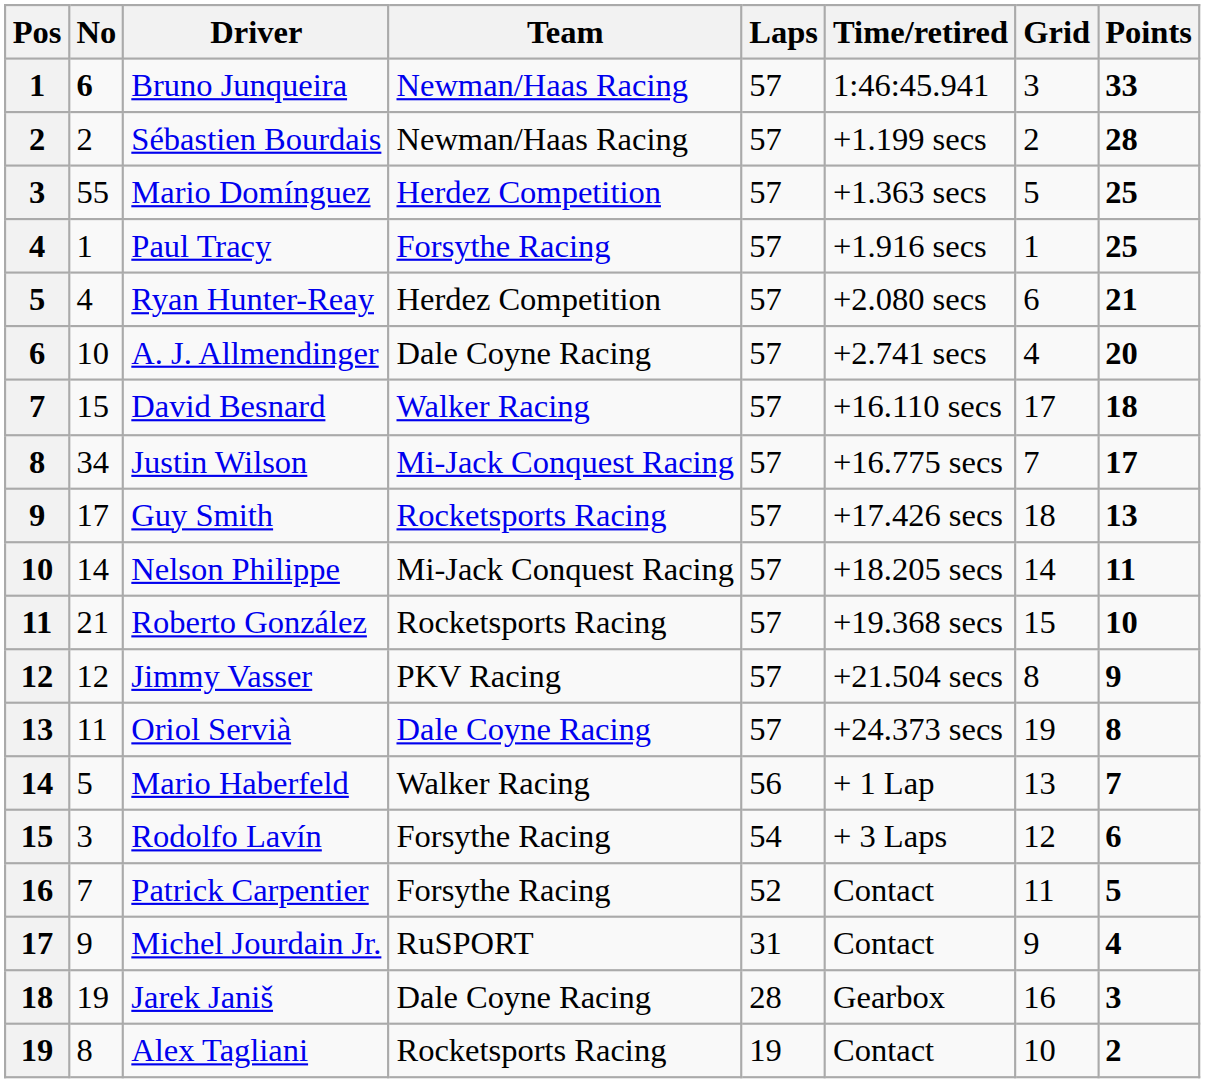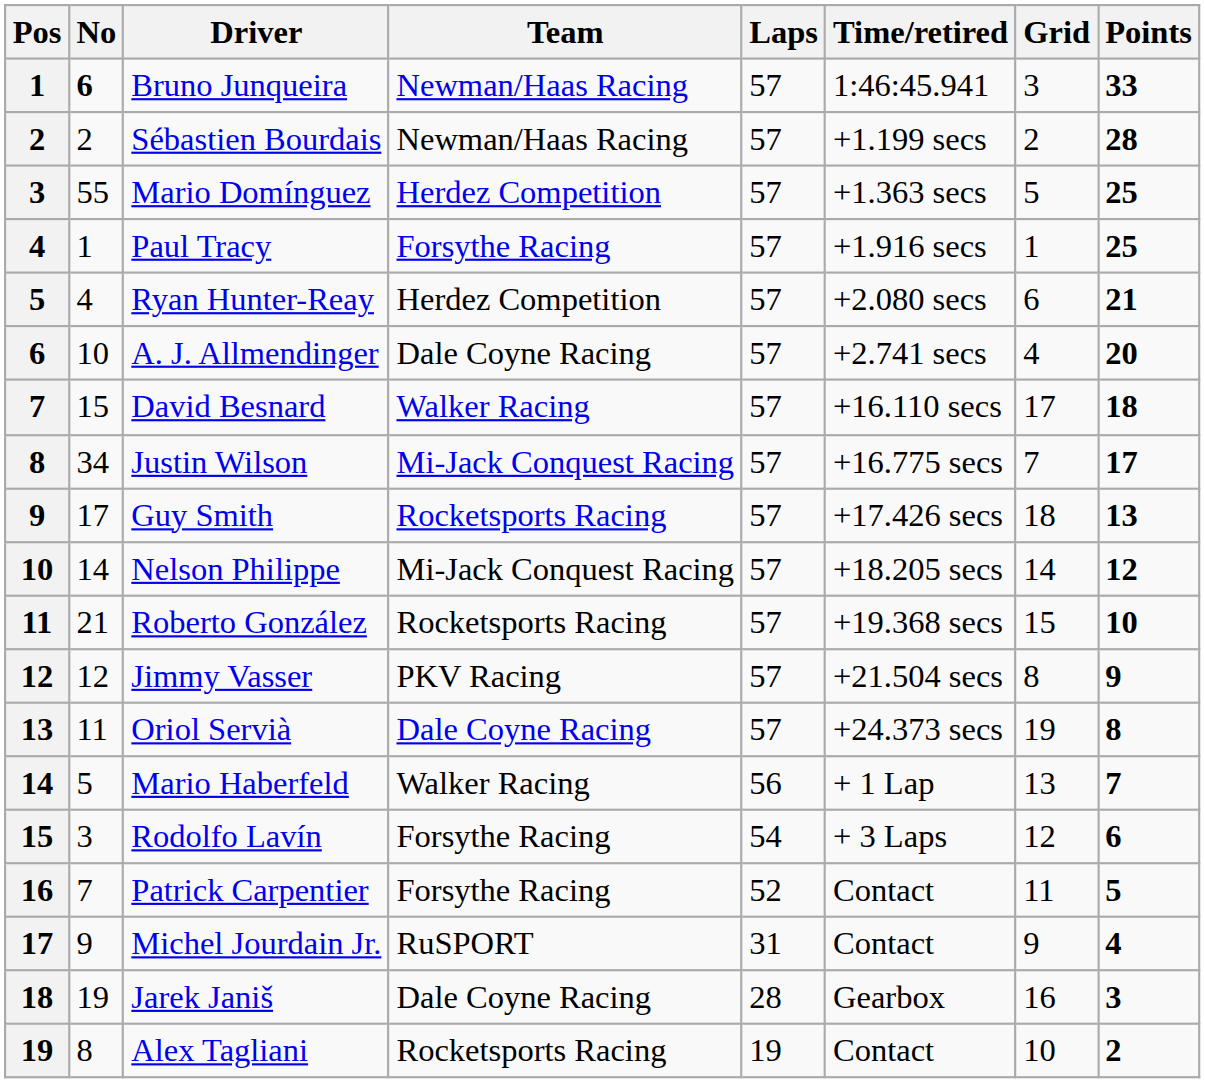(1121, 567) 11 -> (1121, 567) 12
